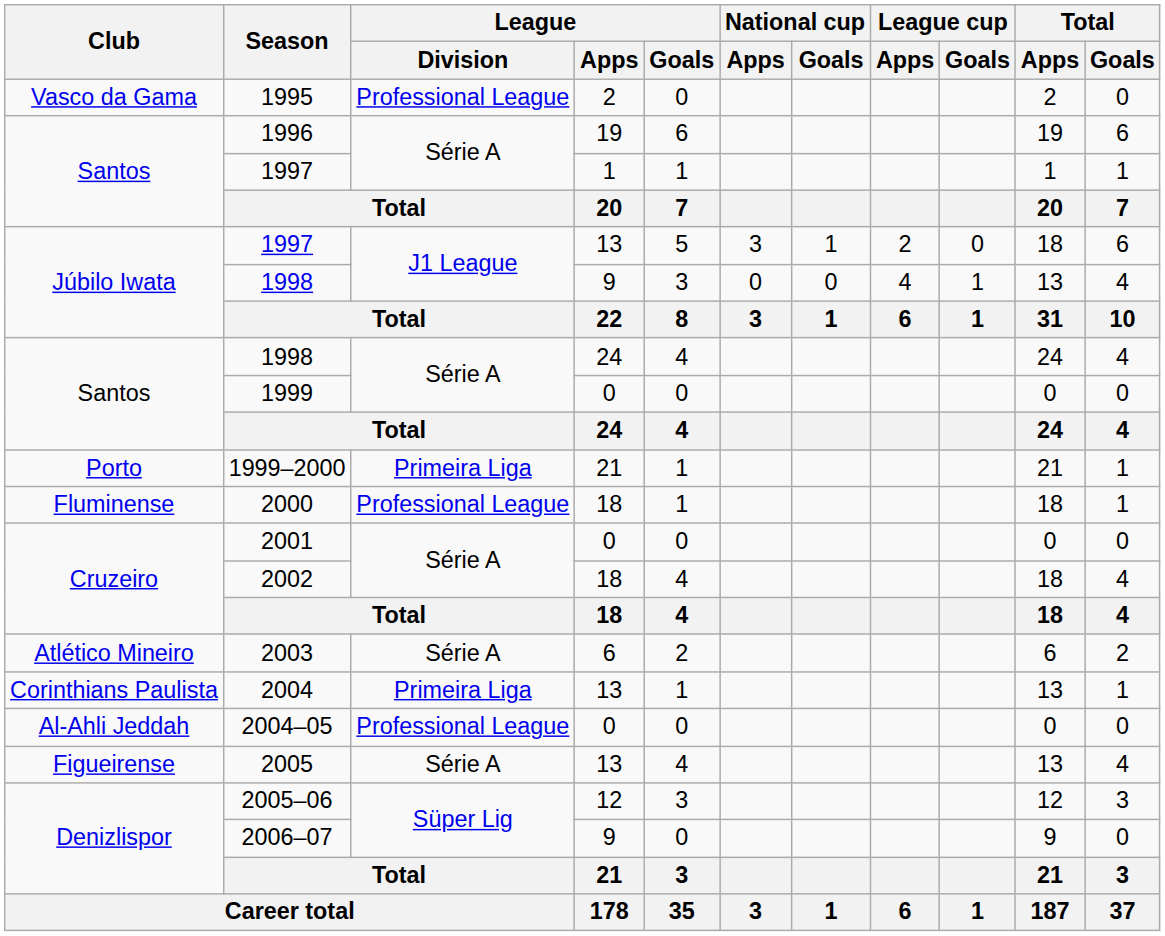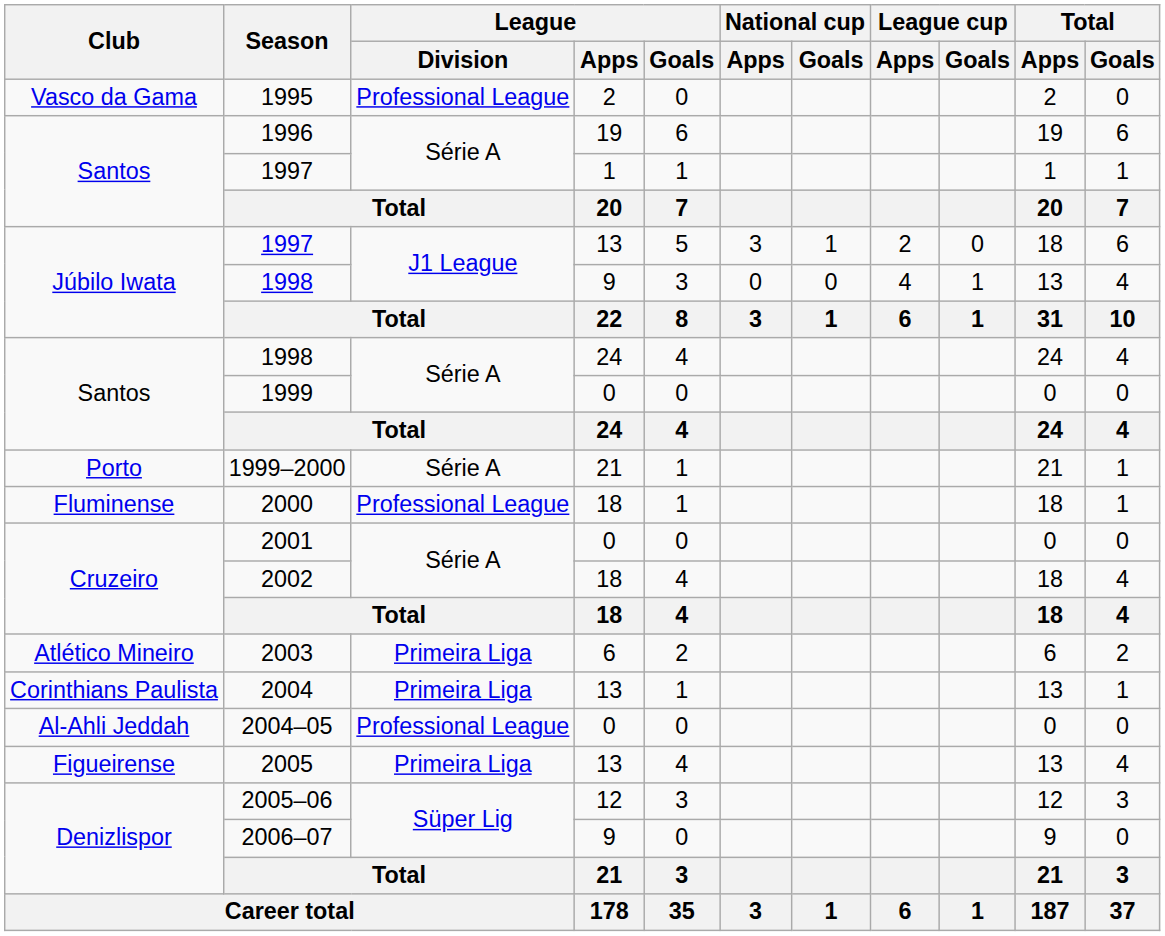(463, 467) Primeira Liga -> (463, 467) Série A
(463, 652) Série A -> (463, 652) Primeira Liga
(463, 763) Série A -> (463, 763) Primeira Liga
